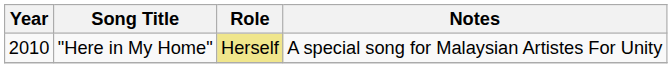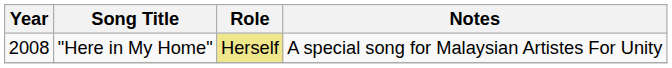(29, 47) 2010 -> (29, 47) 2008
